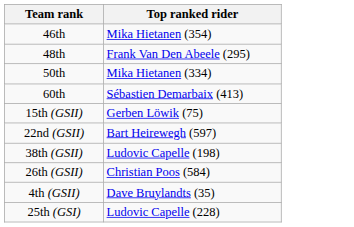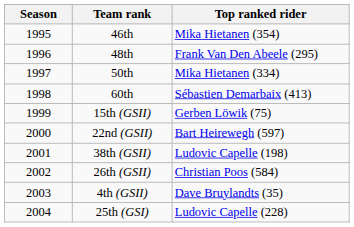+ column: (38, 14)
